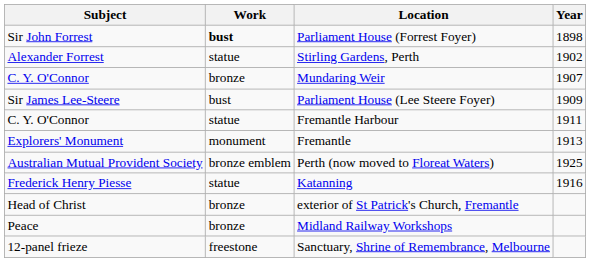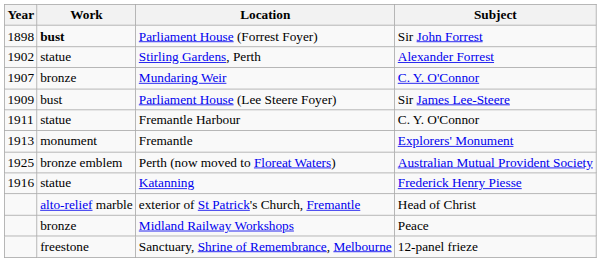columns swapped: (105, 15) <-> (569, 15)
(227, 204) bronze -> (86, 204) alto-relief marble
